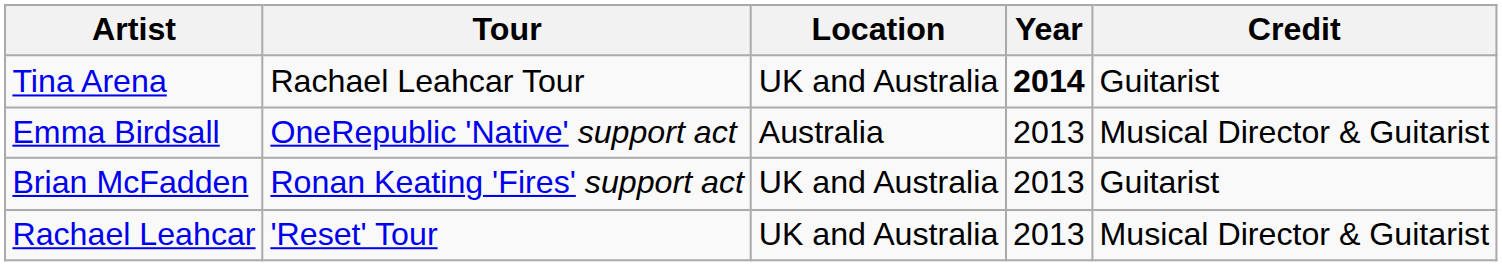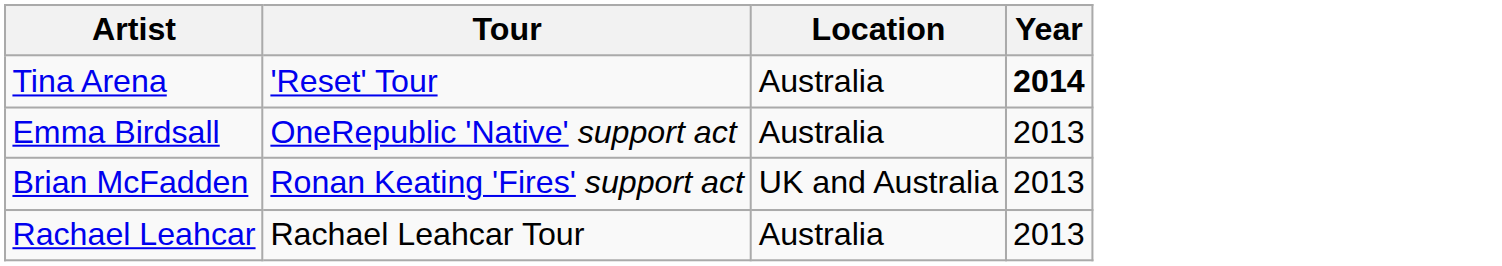- column: (1294, 30)
(427, 81) Rachael Leahcar Tour -> (354, 81) 'Reset' Tour
(879, 81) UK and Australia -> (821, 81) Australia
(354, 234) 'Reset' Tour -> (427, 234) Rachael Leahcar Tour
(879, 234) UK and Australia -> (821, 234) Australia
